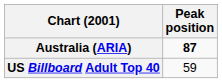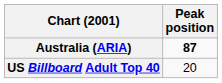(190, 68) 59 -> (190, 68) 20
